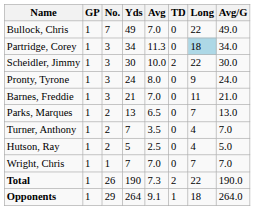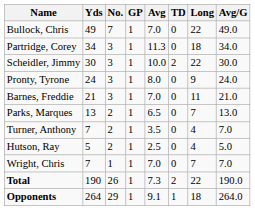columns swapped: (92, 12) <-> (134, 12)
(196, 46) lightblue background -> (196, 46) no background
